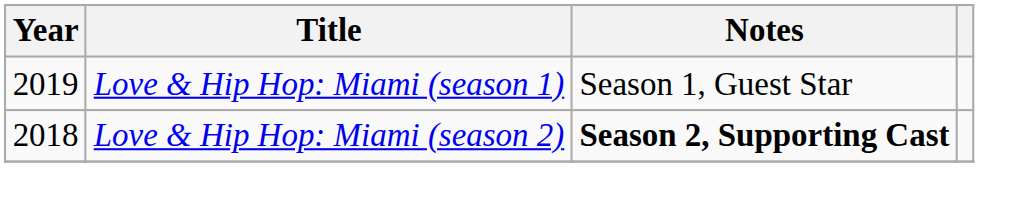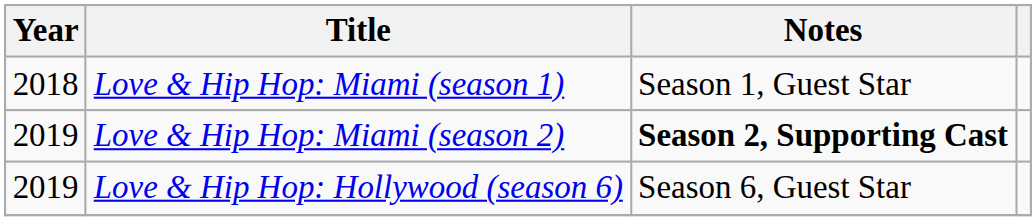(46, 82) 2019 -> (46, 82) 2018
(46, 135) 2018 -> (46, 135) 2019
+ row: (358, 187)
